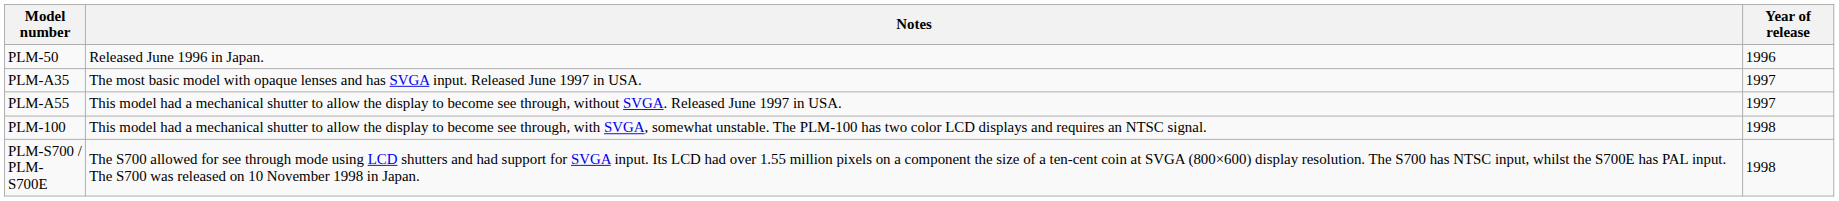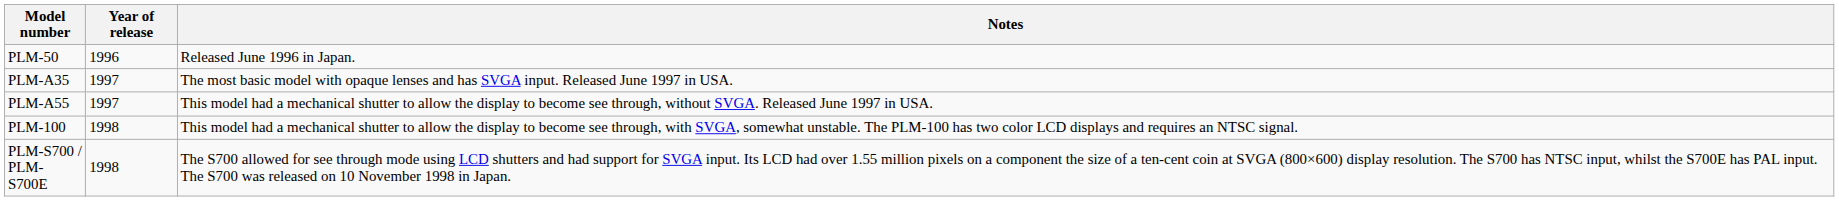columns swapped: (1788, 24) <-> (914, 24)
